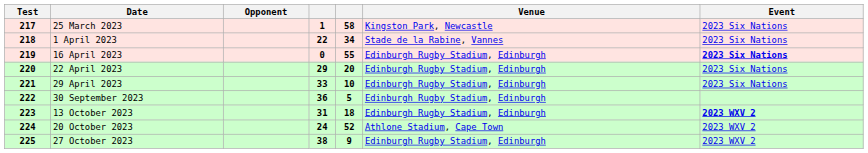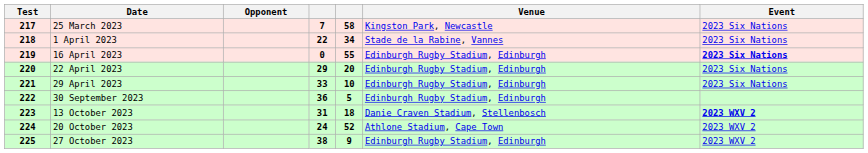(322, 26) 1 -> (322, 26) 7
(455, 112) Edinburgh Rugby Stadium, Edinburgh -> (455, 112) Danie Craven Stadium, Stellenbosch
